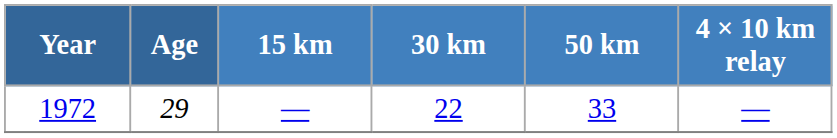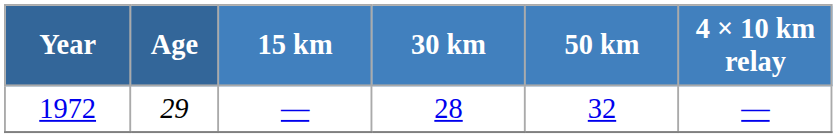(449, 108) 22 -> (449, 108) 28
(602, 108) 33 -> (602, 108) 32
